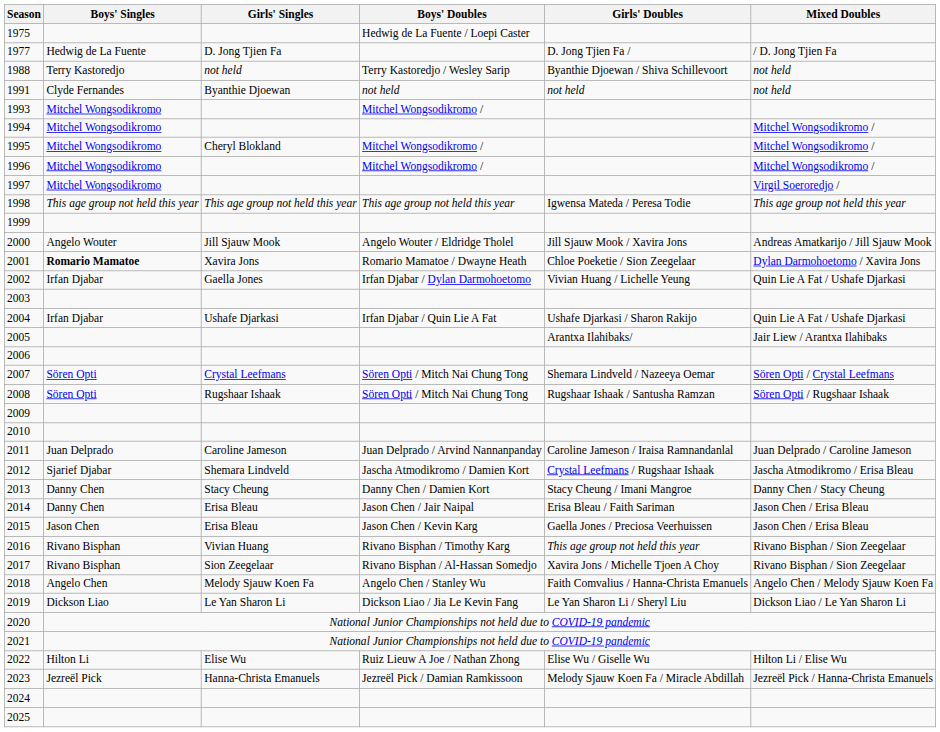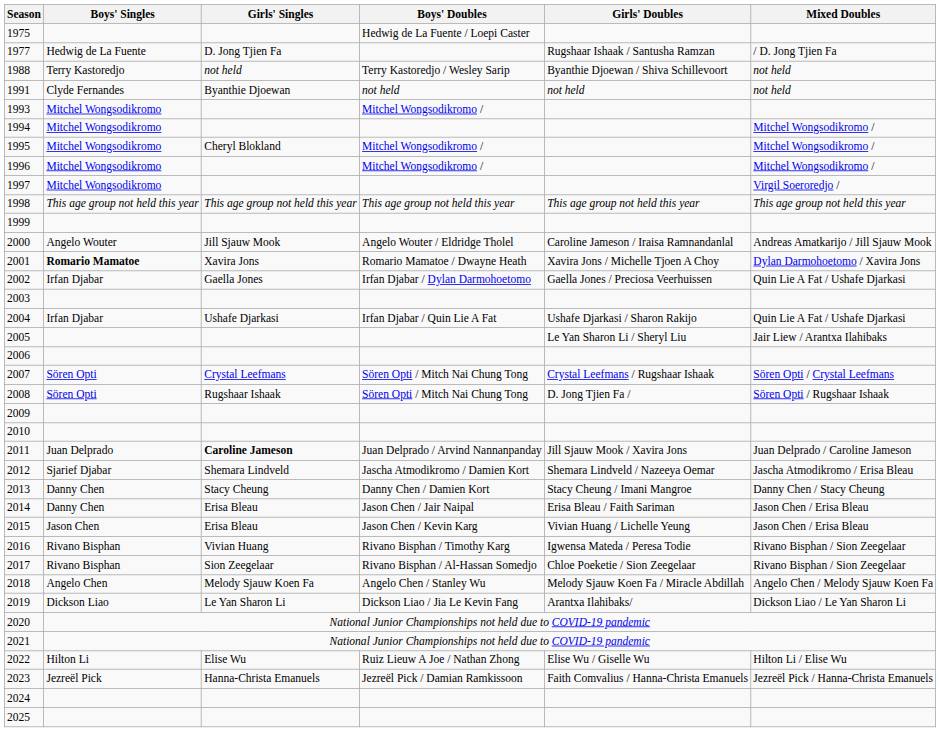(589, 52) D. Jong Tjien Fa / -> (631, 52) Rugshaar Ishaak / Santusha Ramzan
(619, 204) Igwensa Mateda / Peresa Todie -> (623, 204) This age group not held this year
(617, 242) Jill Sjauw Mook / Xavira Jons -> (640, 242) Caroline Jameson / Iraisa Ramnandanlal
(621, 261) Chloe Poeketie / Sion Zeegelaar -> (633, 261) Xavira Jons / Michelle Tjoen A Choy
(619, 280) Vivian Huang / Lichelle Yeung -> (630, 280) Gaella Jones / Preciosa Veerhuissen
(590, 337) Arantxa Ilahibaks/ -> (617, 337) Le Yan Sharon Li / Sheryl Liu
(631, 375) Shemara Lindveld / Nazeeya Oemar -> (631, 375) Crystal Leefmans / Rugshaar Ishaak
(631, 394) Rugshaar Ishaak / Santusha Ramzan -> (589, 394) D. Jong Tjien Fa /
(245, 451) normal -> (248, 451) bold
(640, 451) Caroline Jameson / Iraisa Ramnandanlal -> (617, 451) Jill Sjauw Mook / Xavira Jons
(631, 470) Crystal Leefmans / Rugshaar Ishaak -> (631, 470) Shemara Lindveld / Nazeeya Oemar
(630, 527) Gaella Jones / Preciosa Veerhuissen -> (619, 527) Vivian Huang / Lichelle Yeung
(623, 546) This age group not held this year -> (619, 546) Igwensa Mateda / Peresa Todie
(633, 565) Xavira Jons / Michelle Tjoen A Choy -> (621, 565) Chloe Poeketie / Sion Zeegelaar
(648, 584) Faith Comvalius / Hanna-Christa Emanuels -> (646, 584) Melody Sjauw Koen Fa / Miracle Abdillah
(617, 603) Le Yan Sharon Li / Sheryl Liu -> (590, 603) Arantxa Ilahibaks/
(646, 679) Melody Sjauw Koen Fa / Miracle Abdillah -> (648, 679) Faith Comvalius / Hanna-Christa Emanuels
